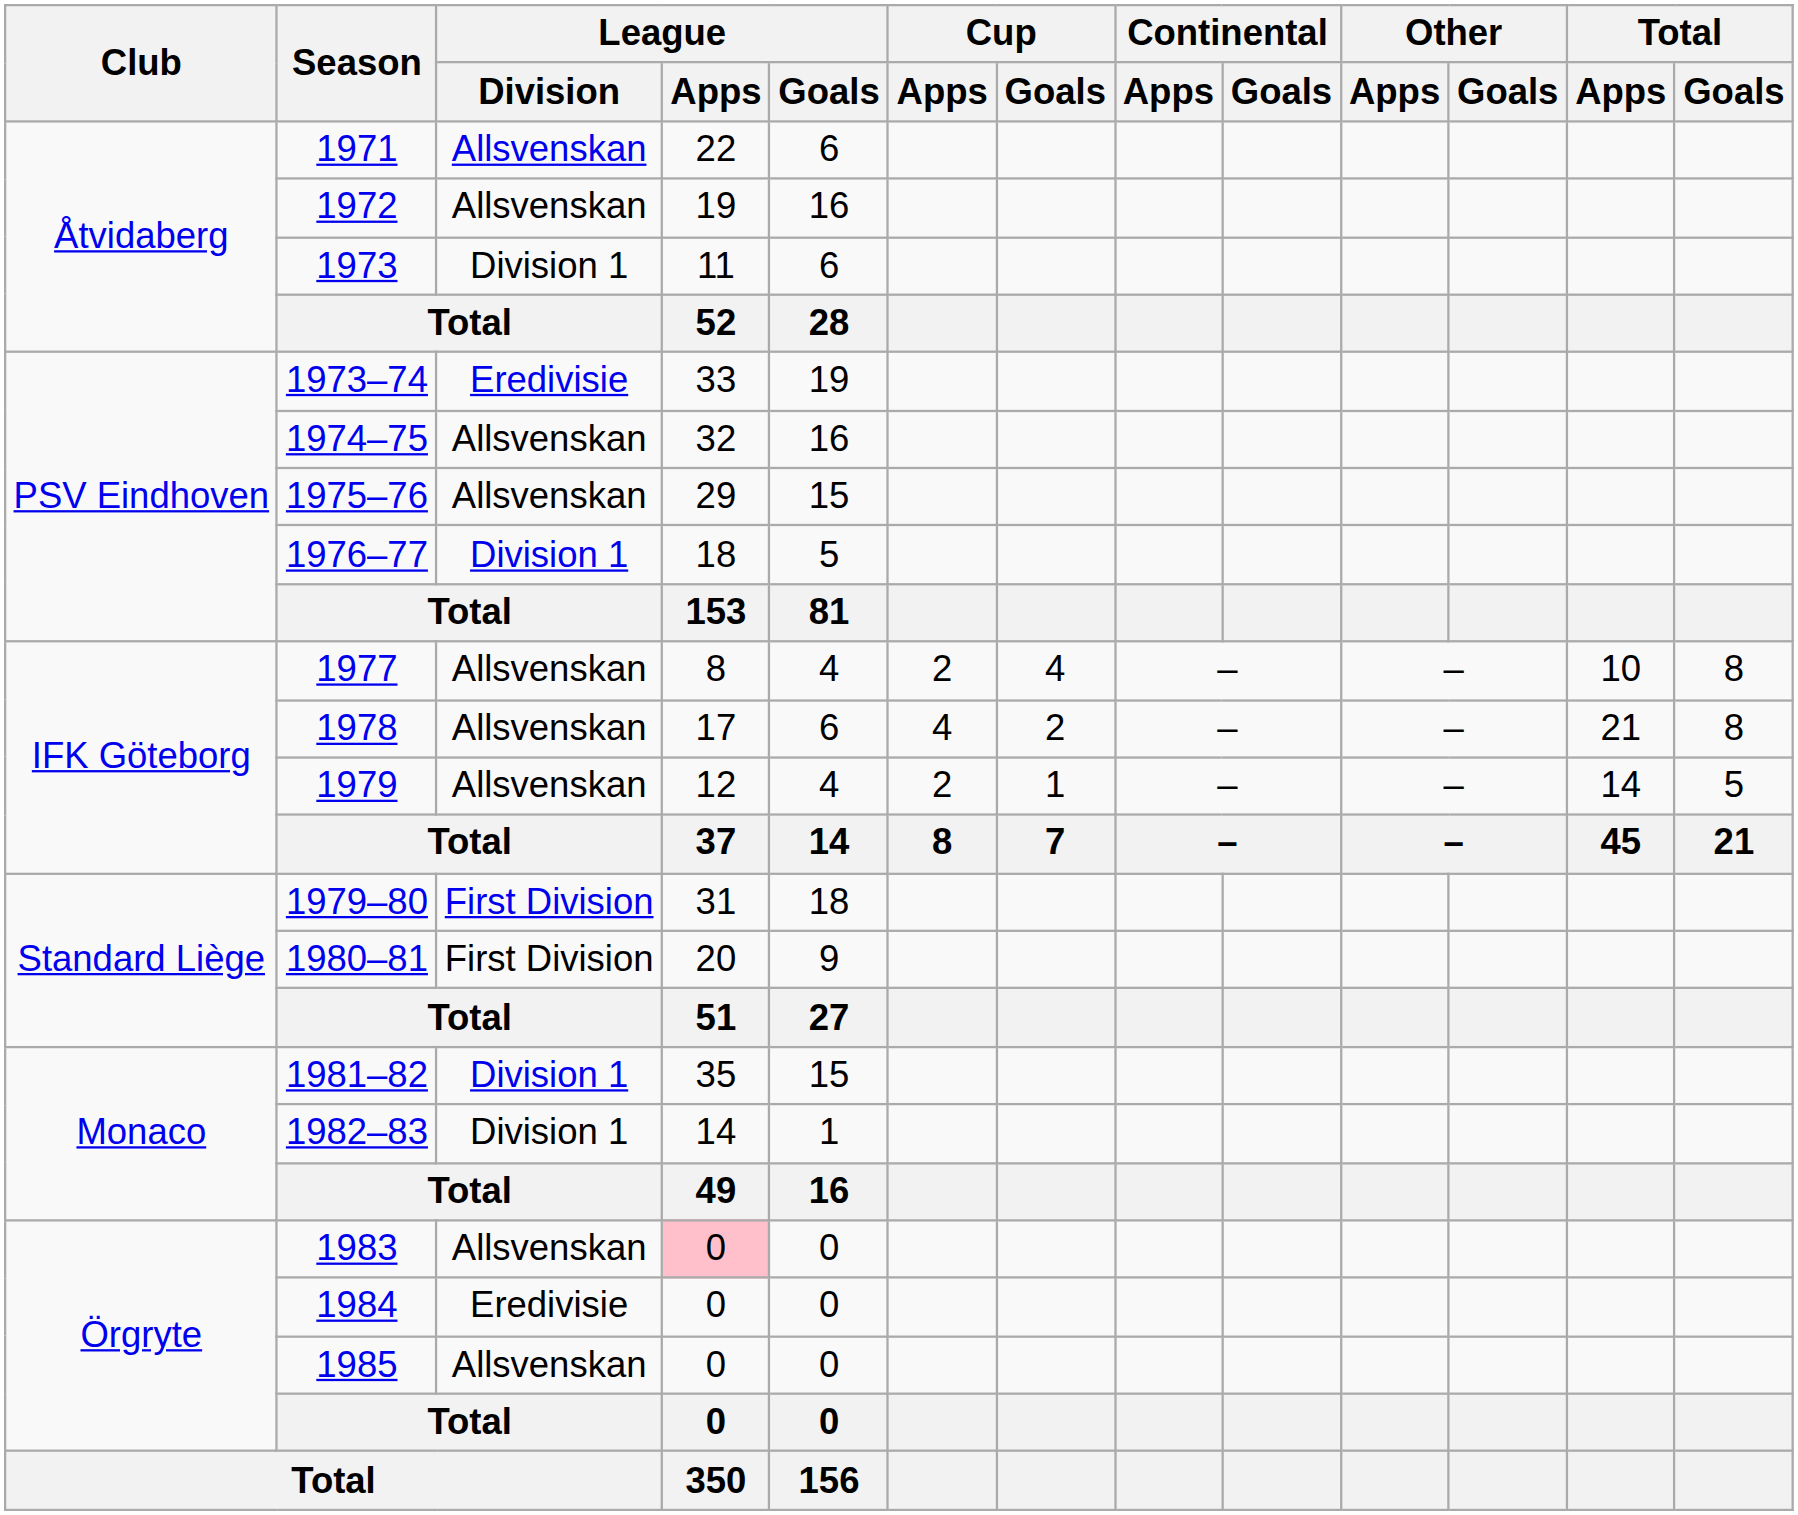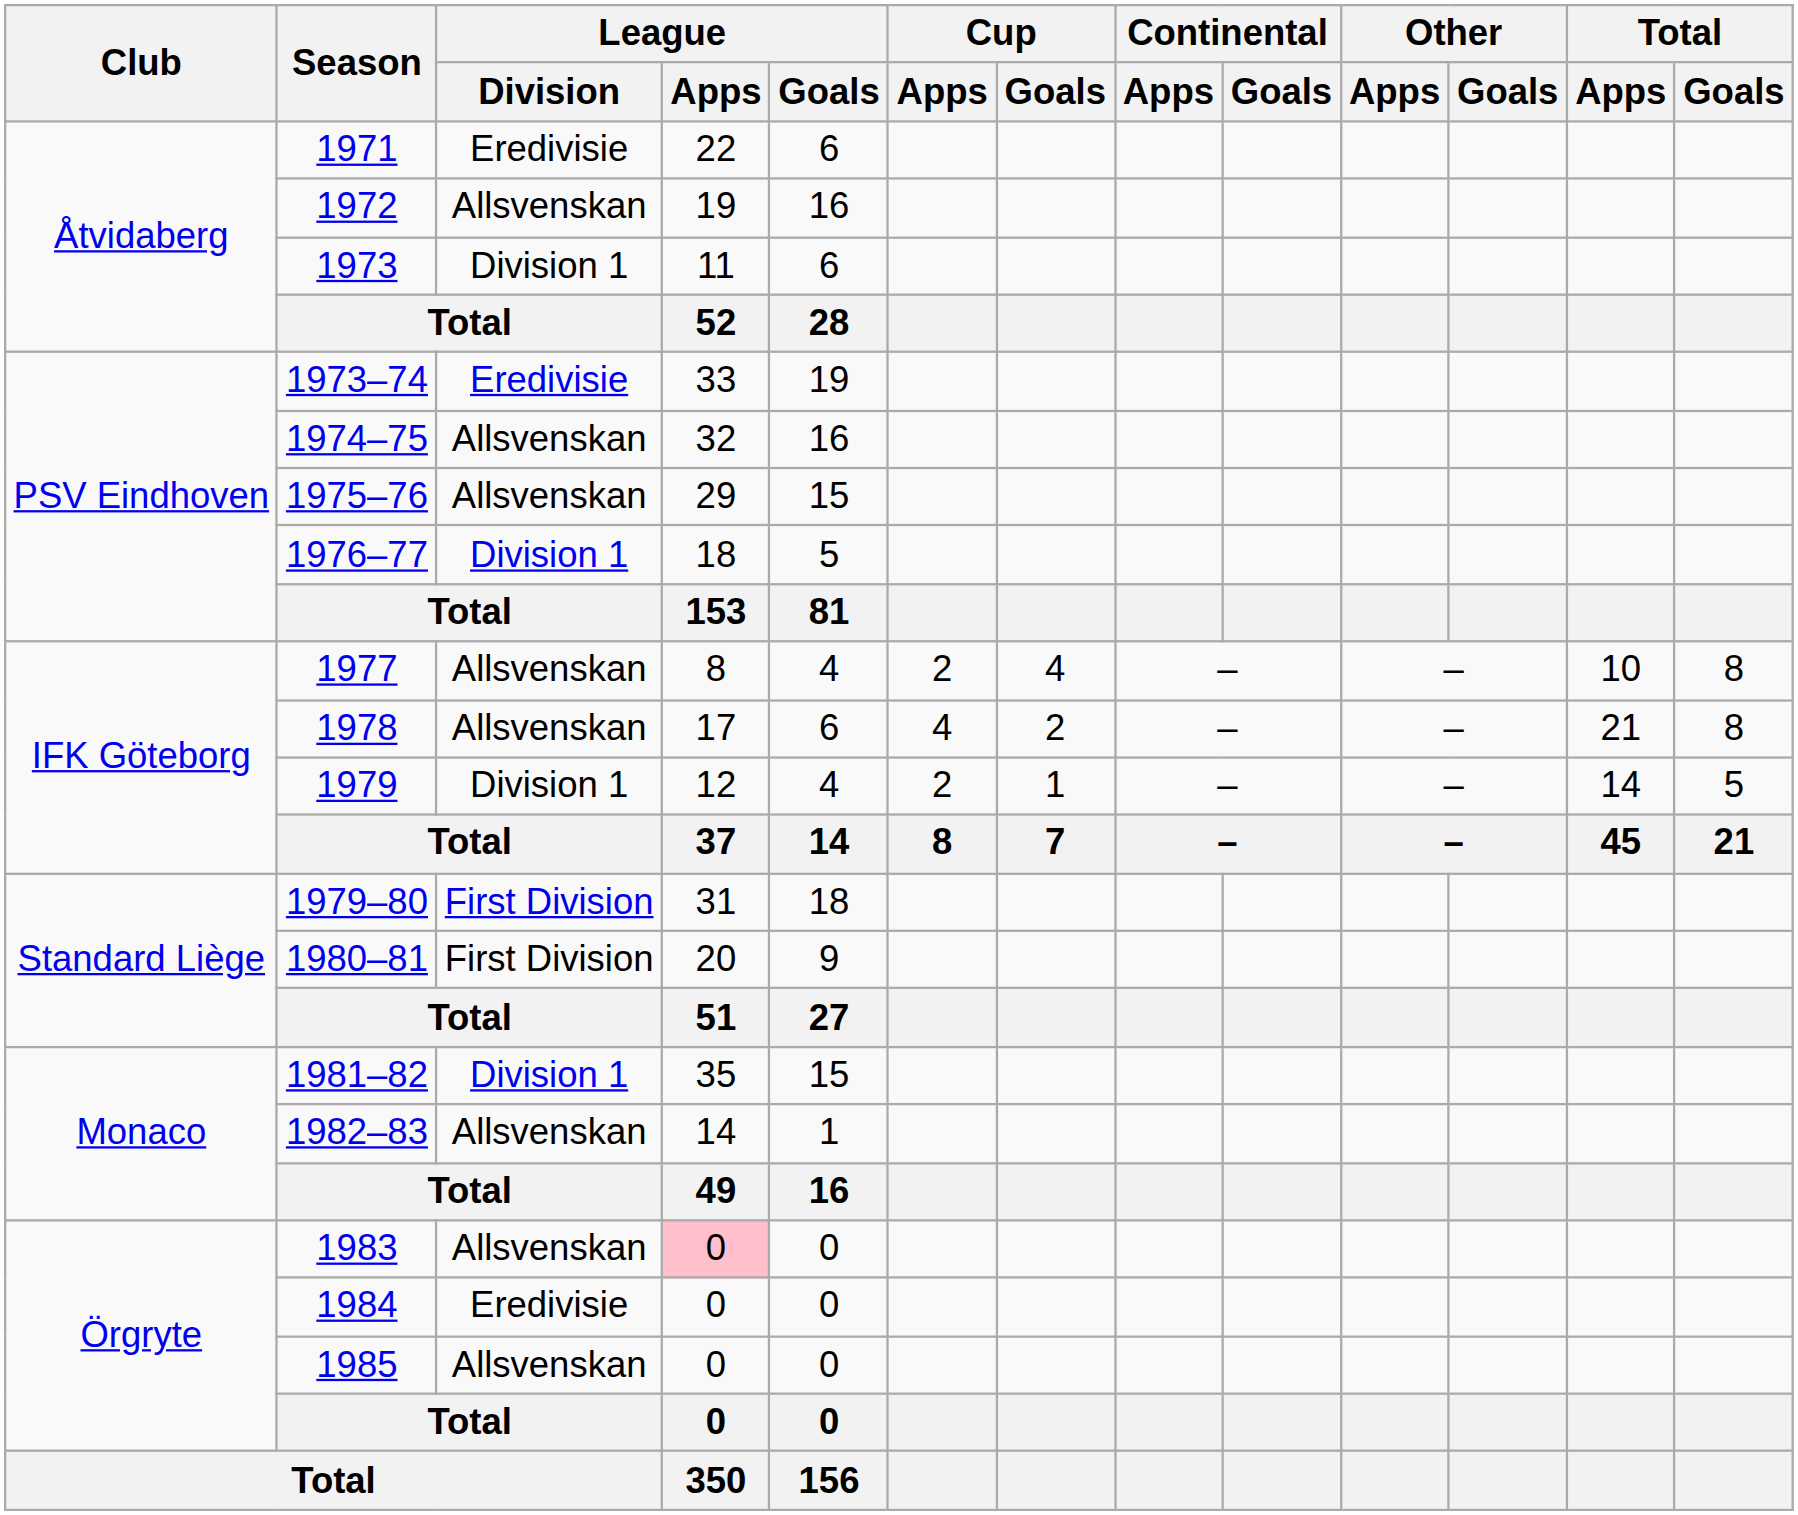(549, 149) Allsvenskan -> (549, 149) Eredivisie
(549, 785) Allsvenskan -> (549, 785) Division 1
(549, 1132) Division 1 -> (549, 1132) Allsvenskan
